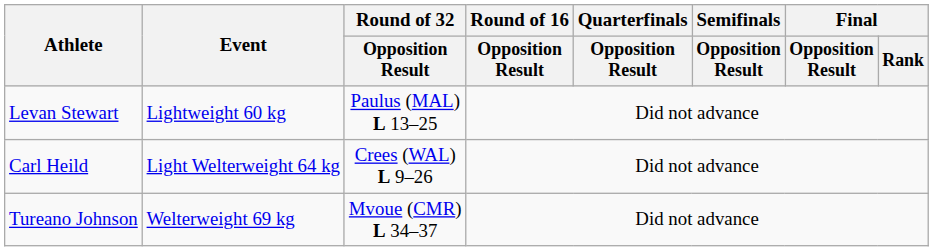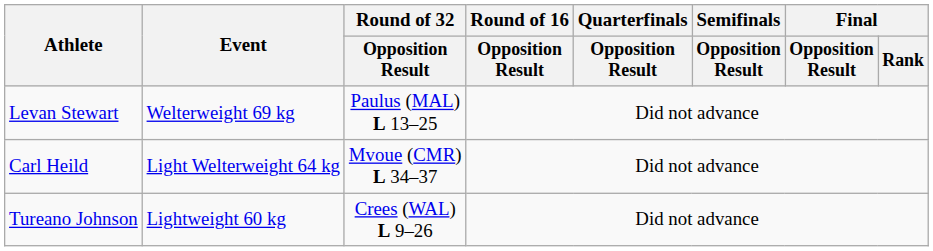(216, 113) Lightweight 60 kg -> (221, 113) Welterweight 69 kg
(405, 166) Crees (WAL) L 9–26 -> (405, 166) Mvoue (CMR) L 34–37
(221, 219) Welterweight 69 kg -> (216, 219) Lightweight 60 kg
(405, 219) Mvoue (CMR) L 34–37 -> (405, 219) Crees (WAL) L 9–26
